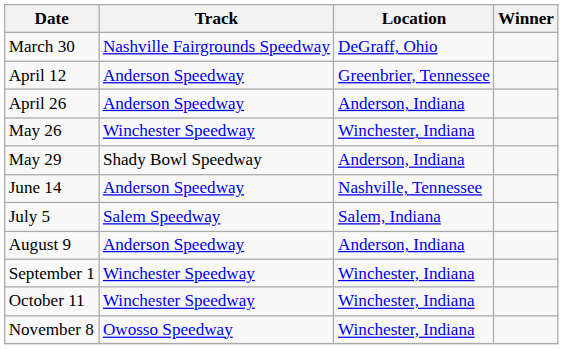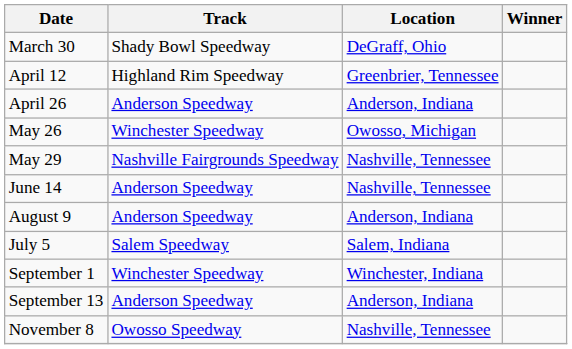(216, 46) Nashville Fairgrounds Speedway -> (191, 46) Shady Bowl Speedway
(174, 74) Anderson Speedway -> (198, 74) Highland Rim Speedway
(406, 131) Winchester, Indiana -> (411, 131) Owosso, Michigan
(182, 159) Shady Bowl Speedway -> (225, 159) Nashville Fairgrounds Speedway
(401, 159) Anderson, Indiana -> (419, 159) Nashville, Tennessee
rows swapped: (29, 216) <-> (40, 244)
+ row: (56, 300)
- row: (47, 300)
(406, 329) Winchester, Indiana -> (419, 329) Nashville, Tennessee
